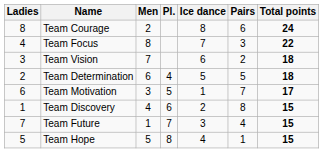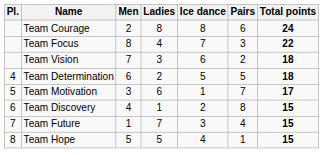columns swapped: (169, 12) <-> (23, 12)
